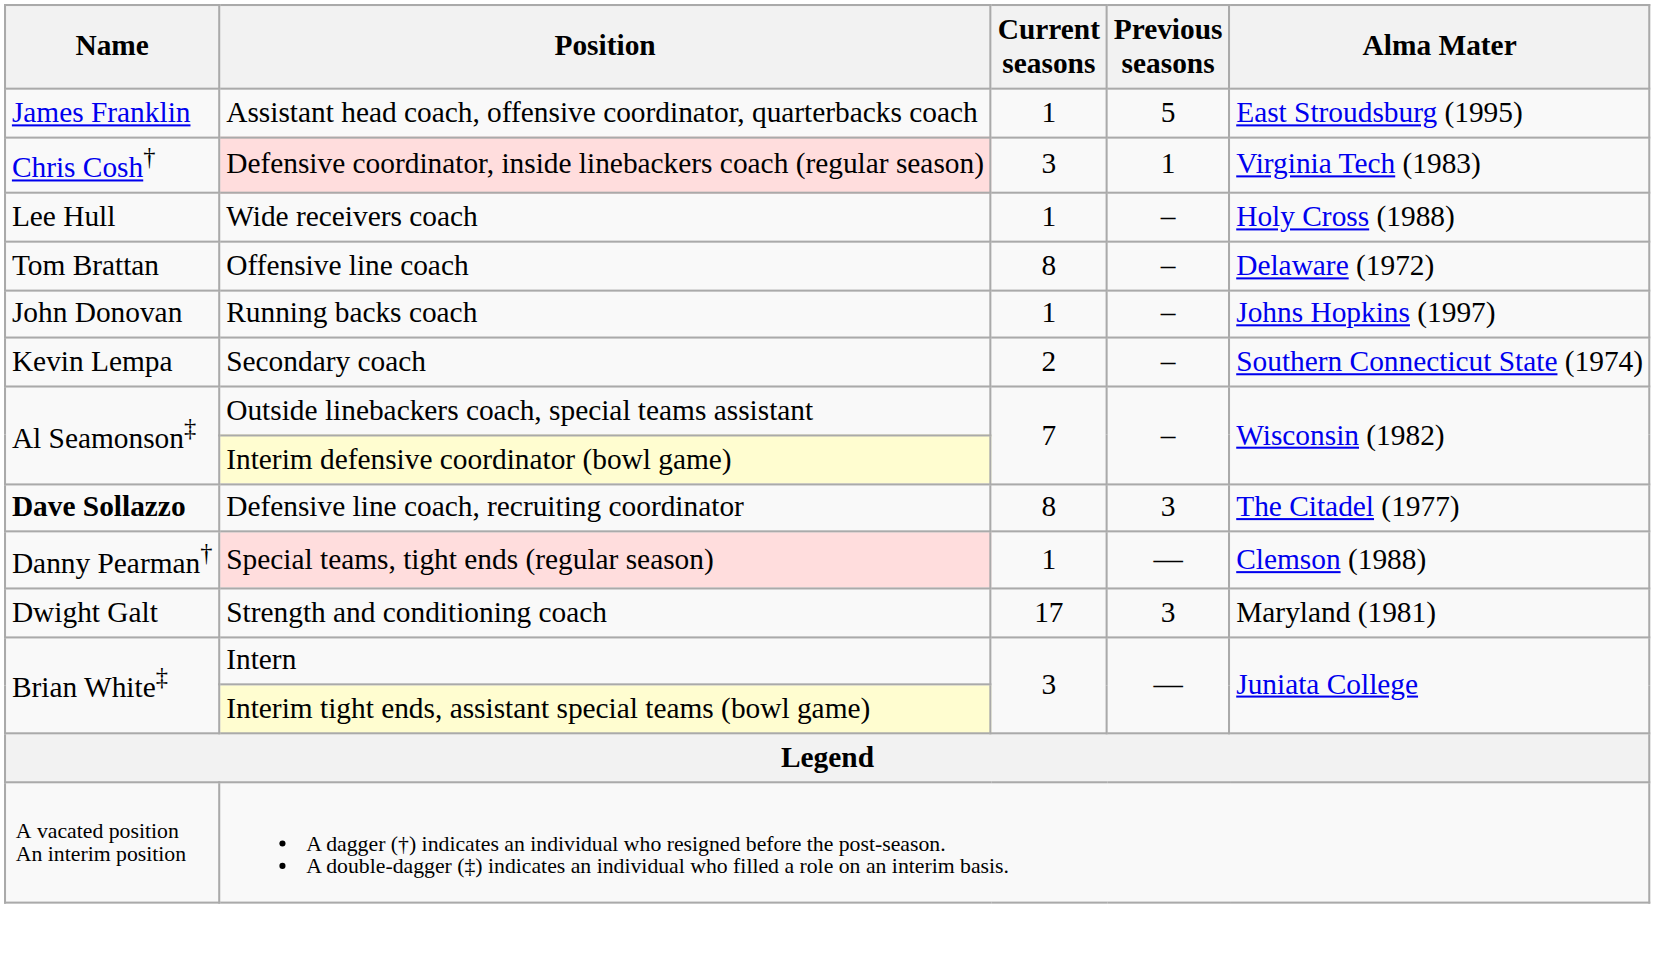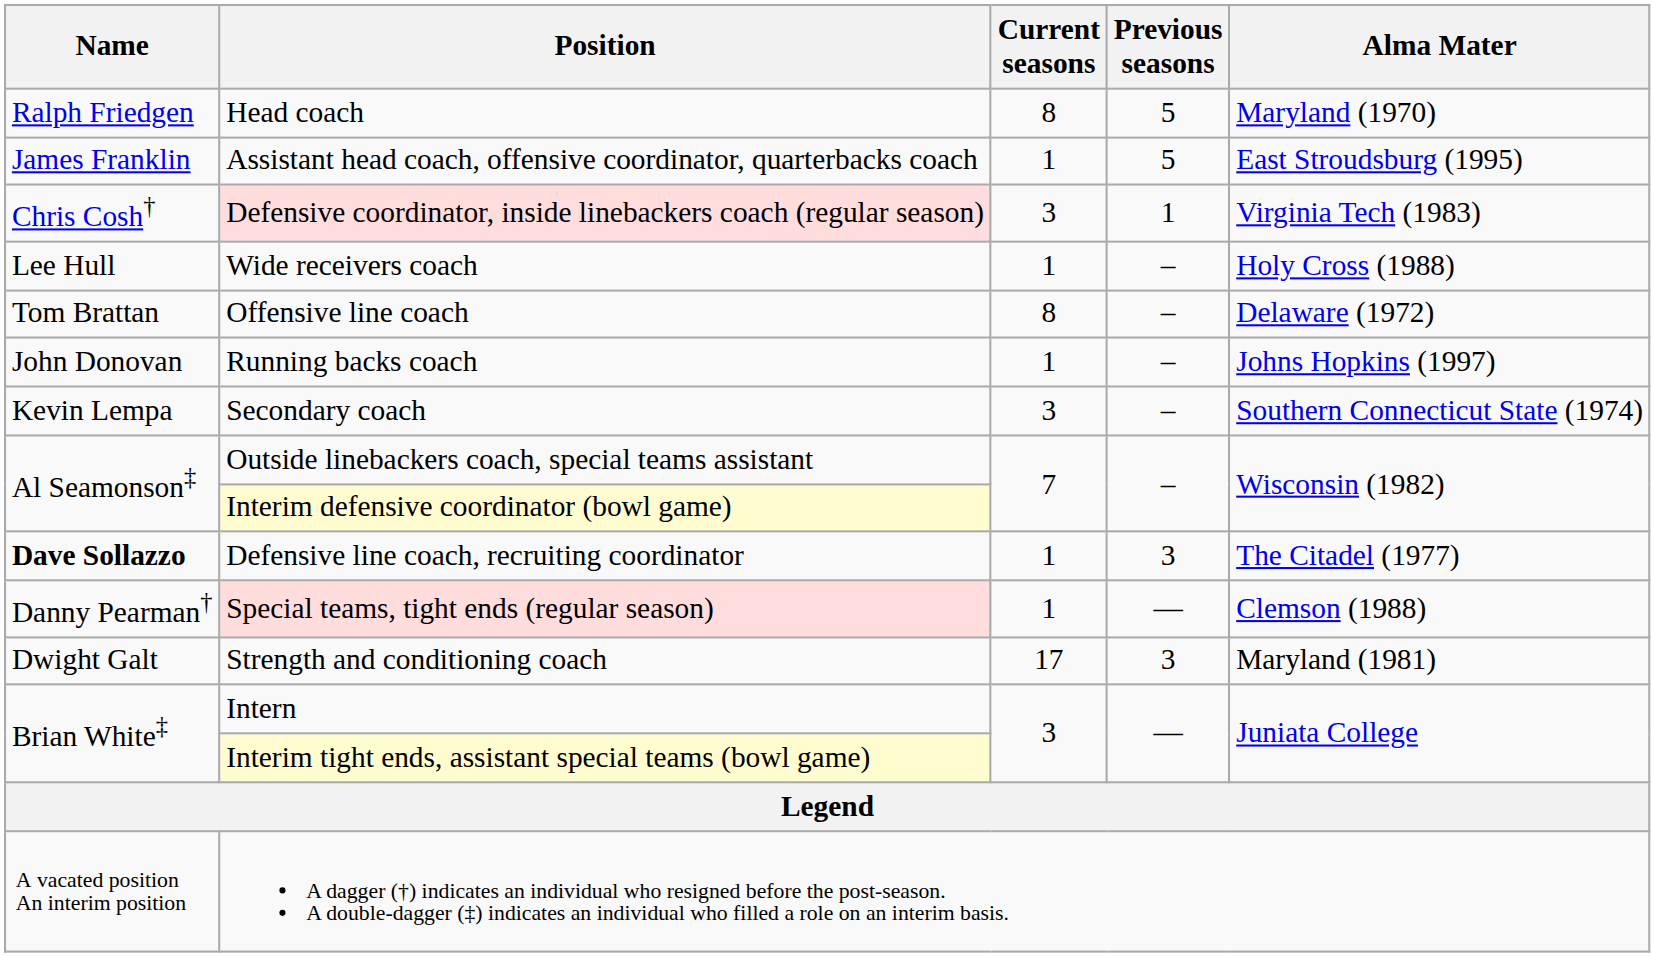+ row: (295, 112)
(1049, 362) 2 -> (1049, 410) 3
(1049, 507) 8 -> (1049, 556) 1
